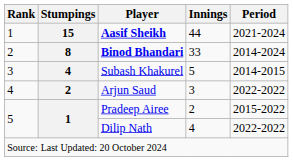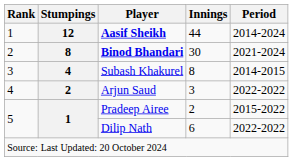(68, 33) 15 -> (68, 33) 12
(259, 33) 2021-2024 -> (259, 33) 2014-2024
(195, 52) 33 -> (195, 52) 30
(259, 52) 2014-2024 -> (259, 52) 2021-2024
(192, 71) 5 -> (192, 71) 8
(192, 128) 4 -> (192, 128) 6
